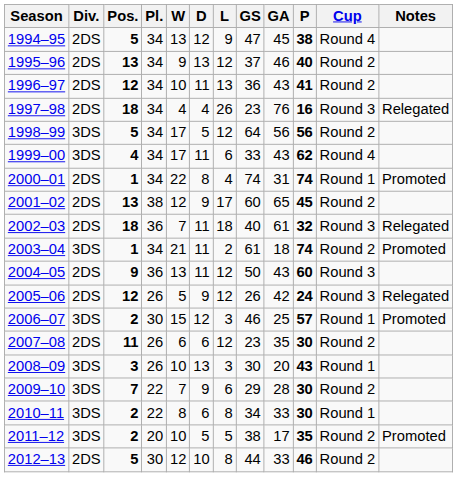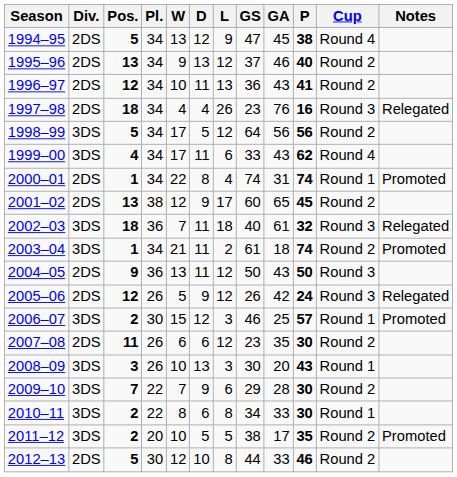(86, 226) 2DS -> (86, 226) 3DS
(305, 272) 60 -> (305, 272) 50
